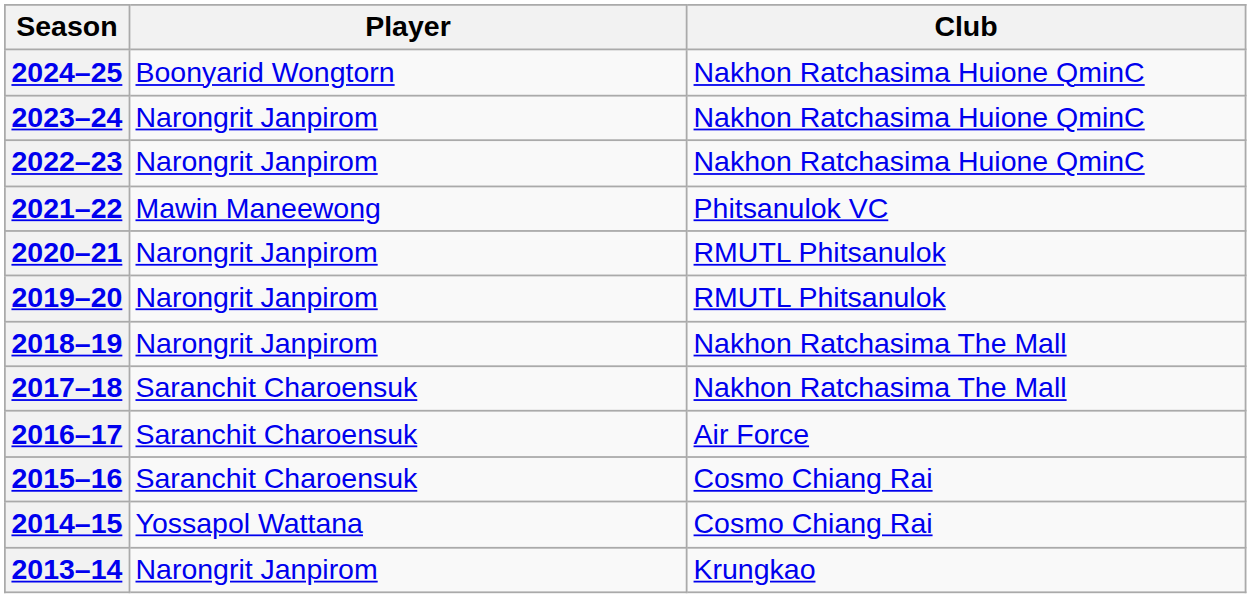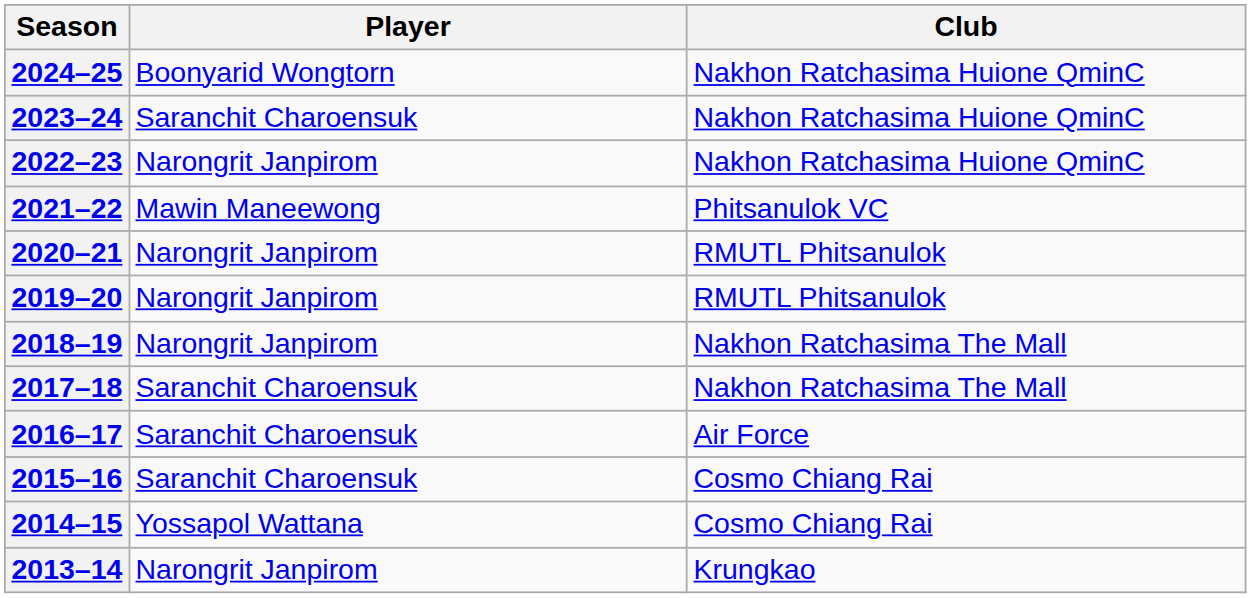(257, 117) Narongrit Janpirom -> (276, 117) Saranchit Charoensuk
